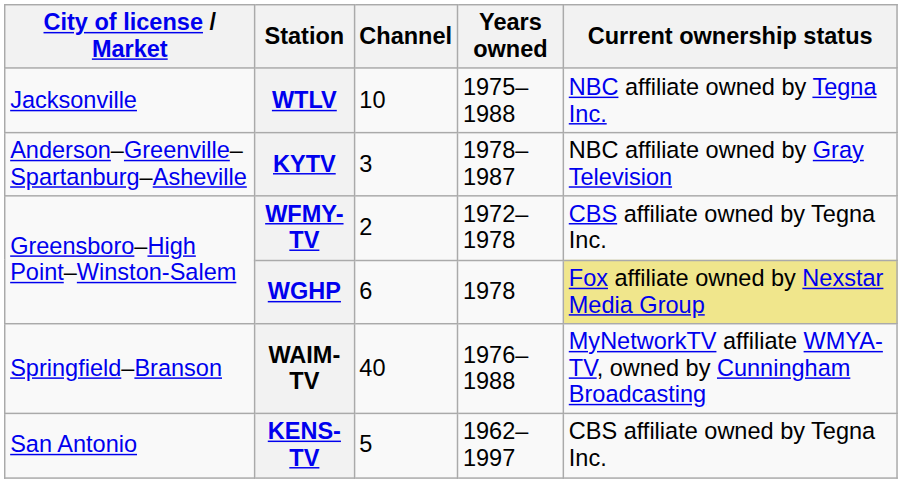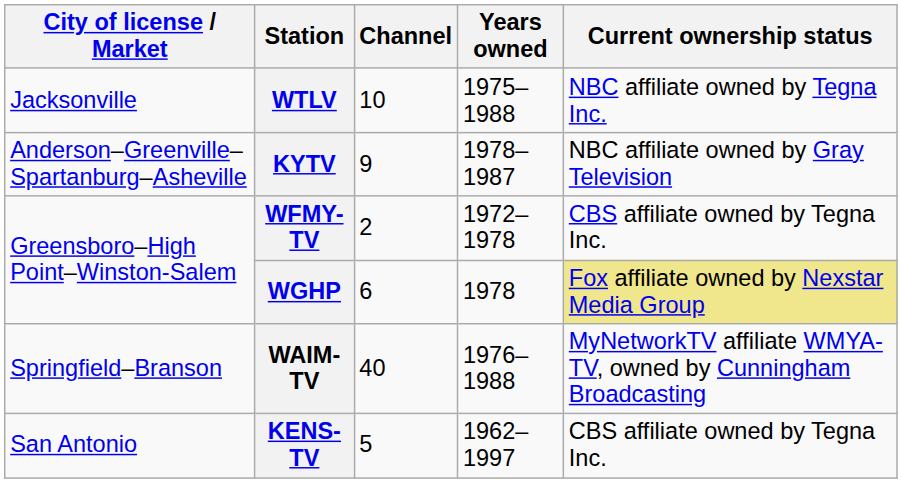(366, 163) 3 -> (366, 163) 9
